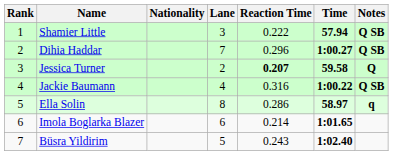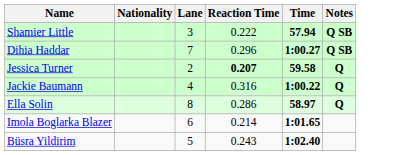- column: (20, 13)
(372, 86) Q SB -> (339, 86) Q
(372, 104) q -> (339, 104) Q
